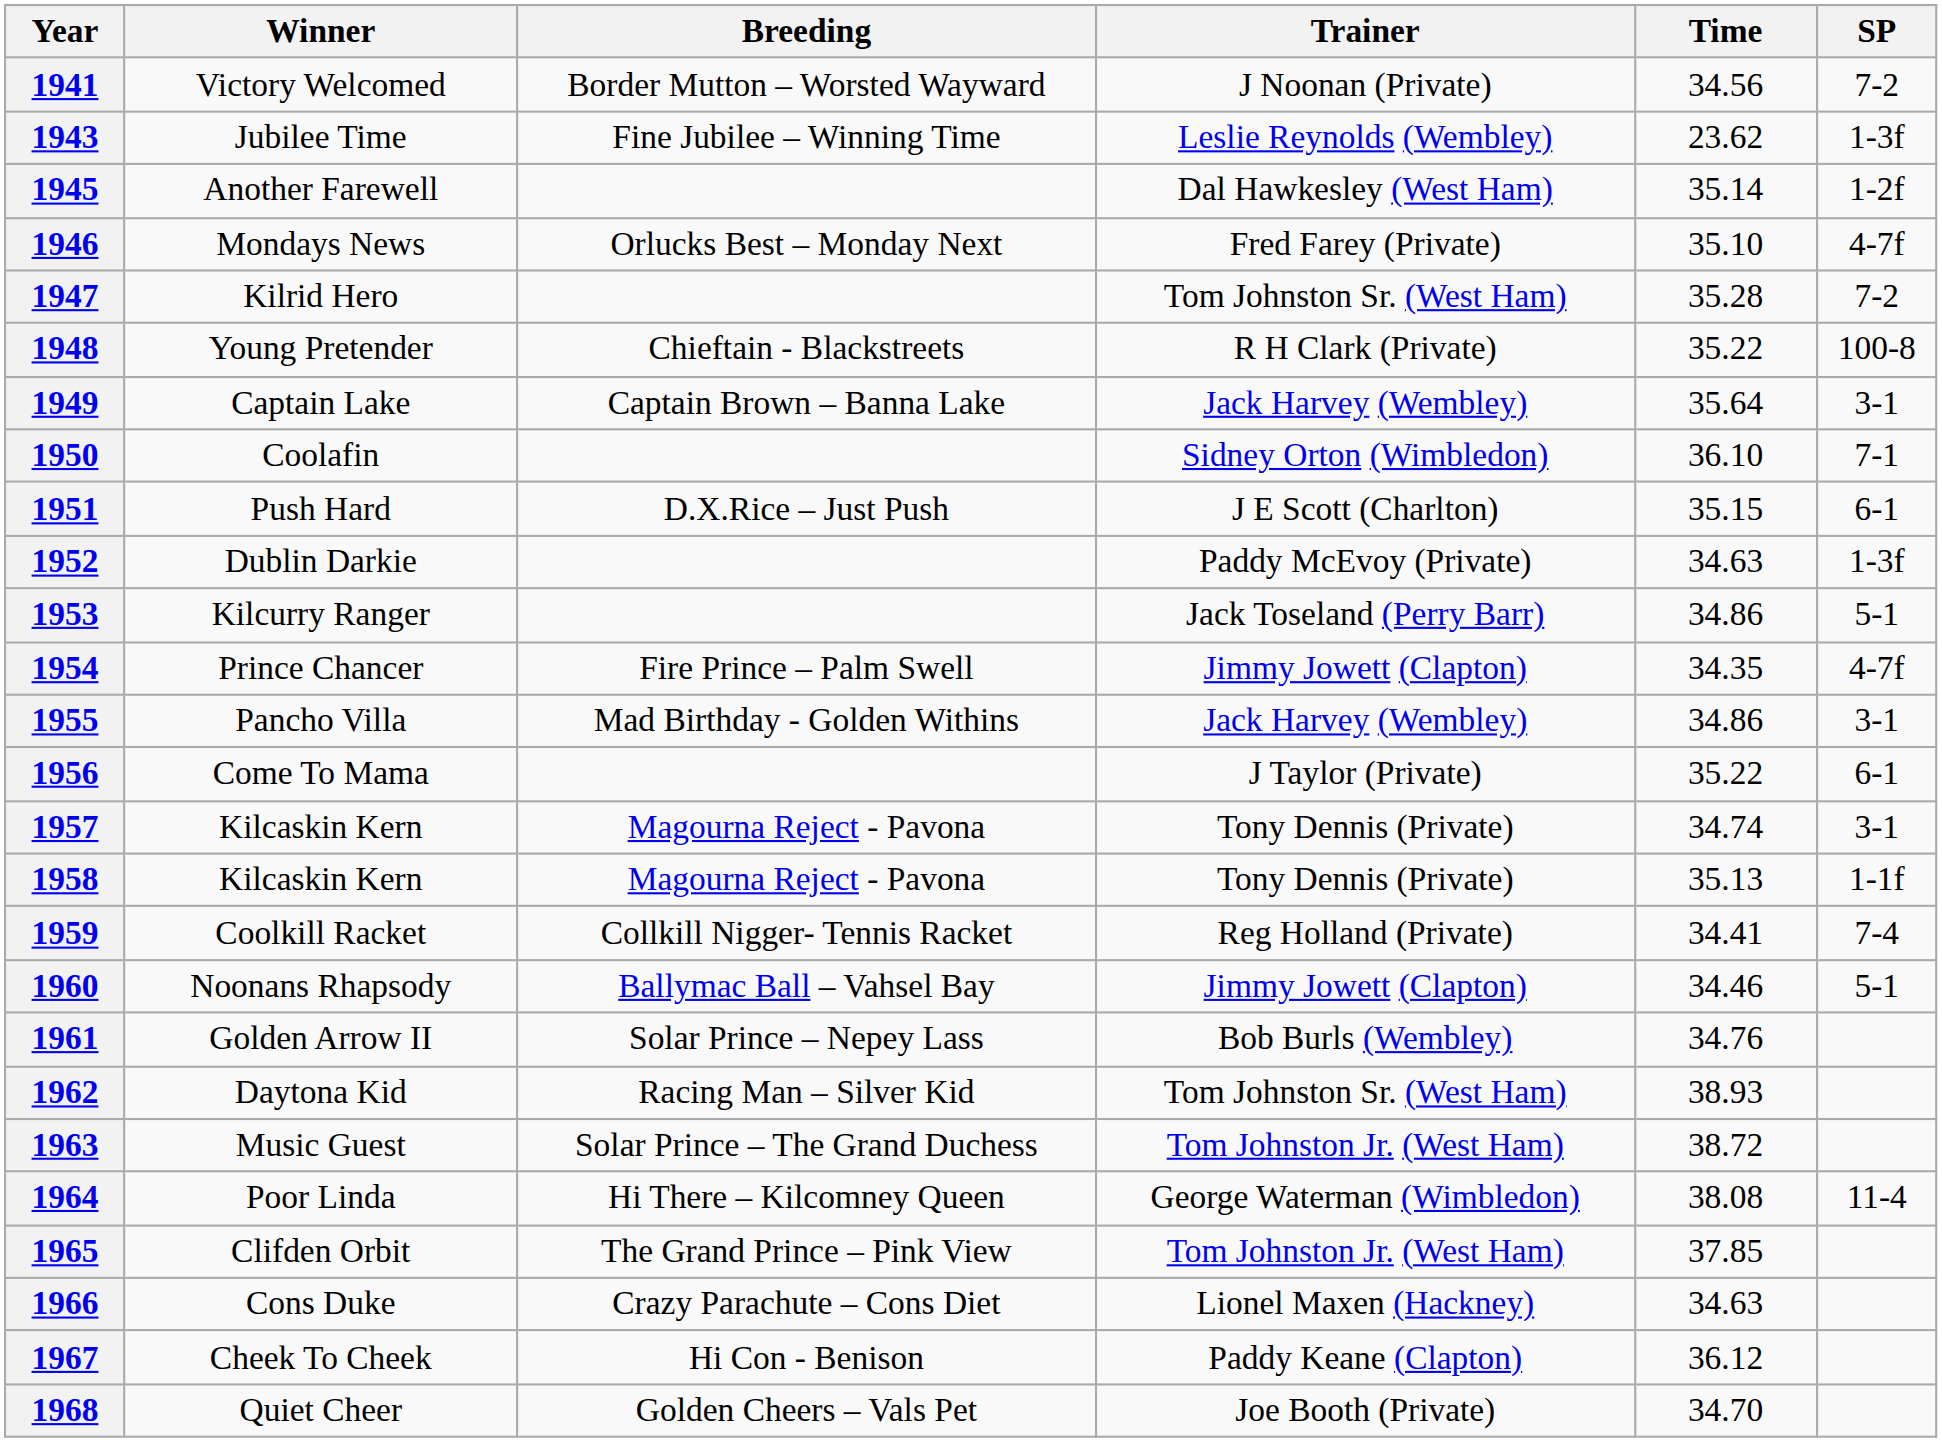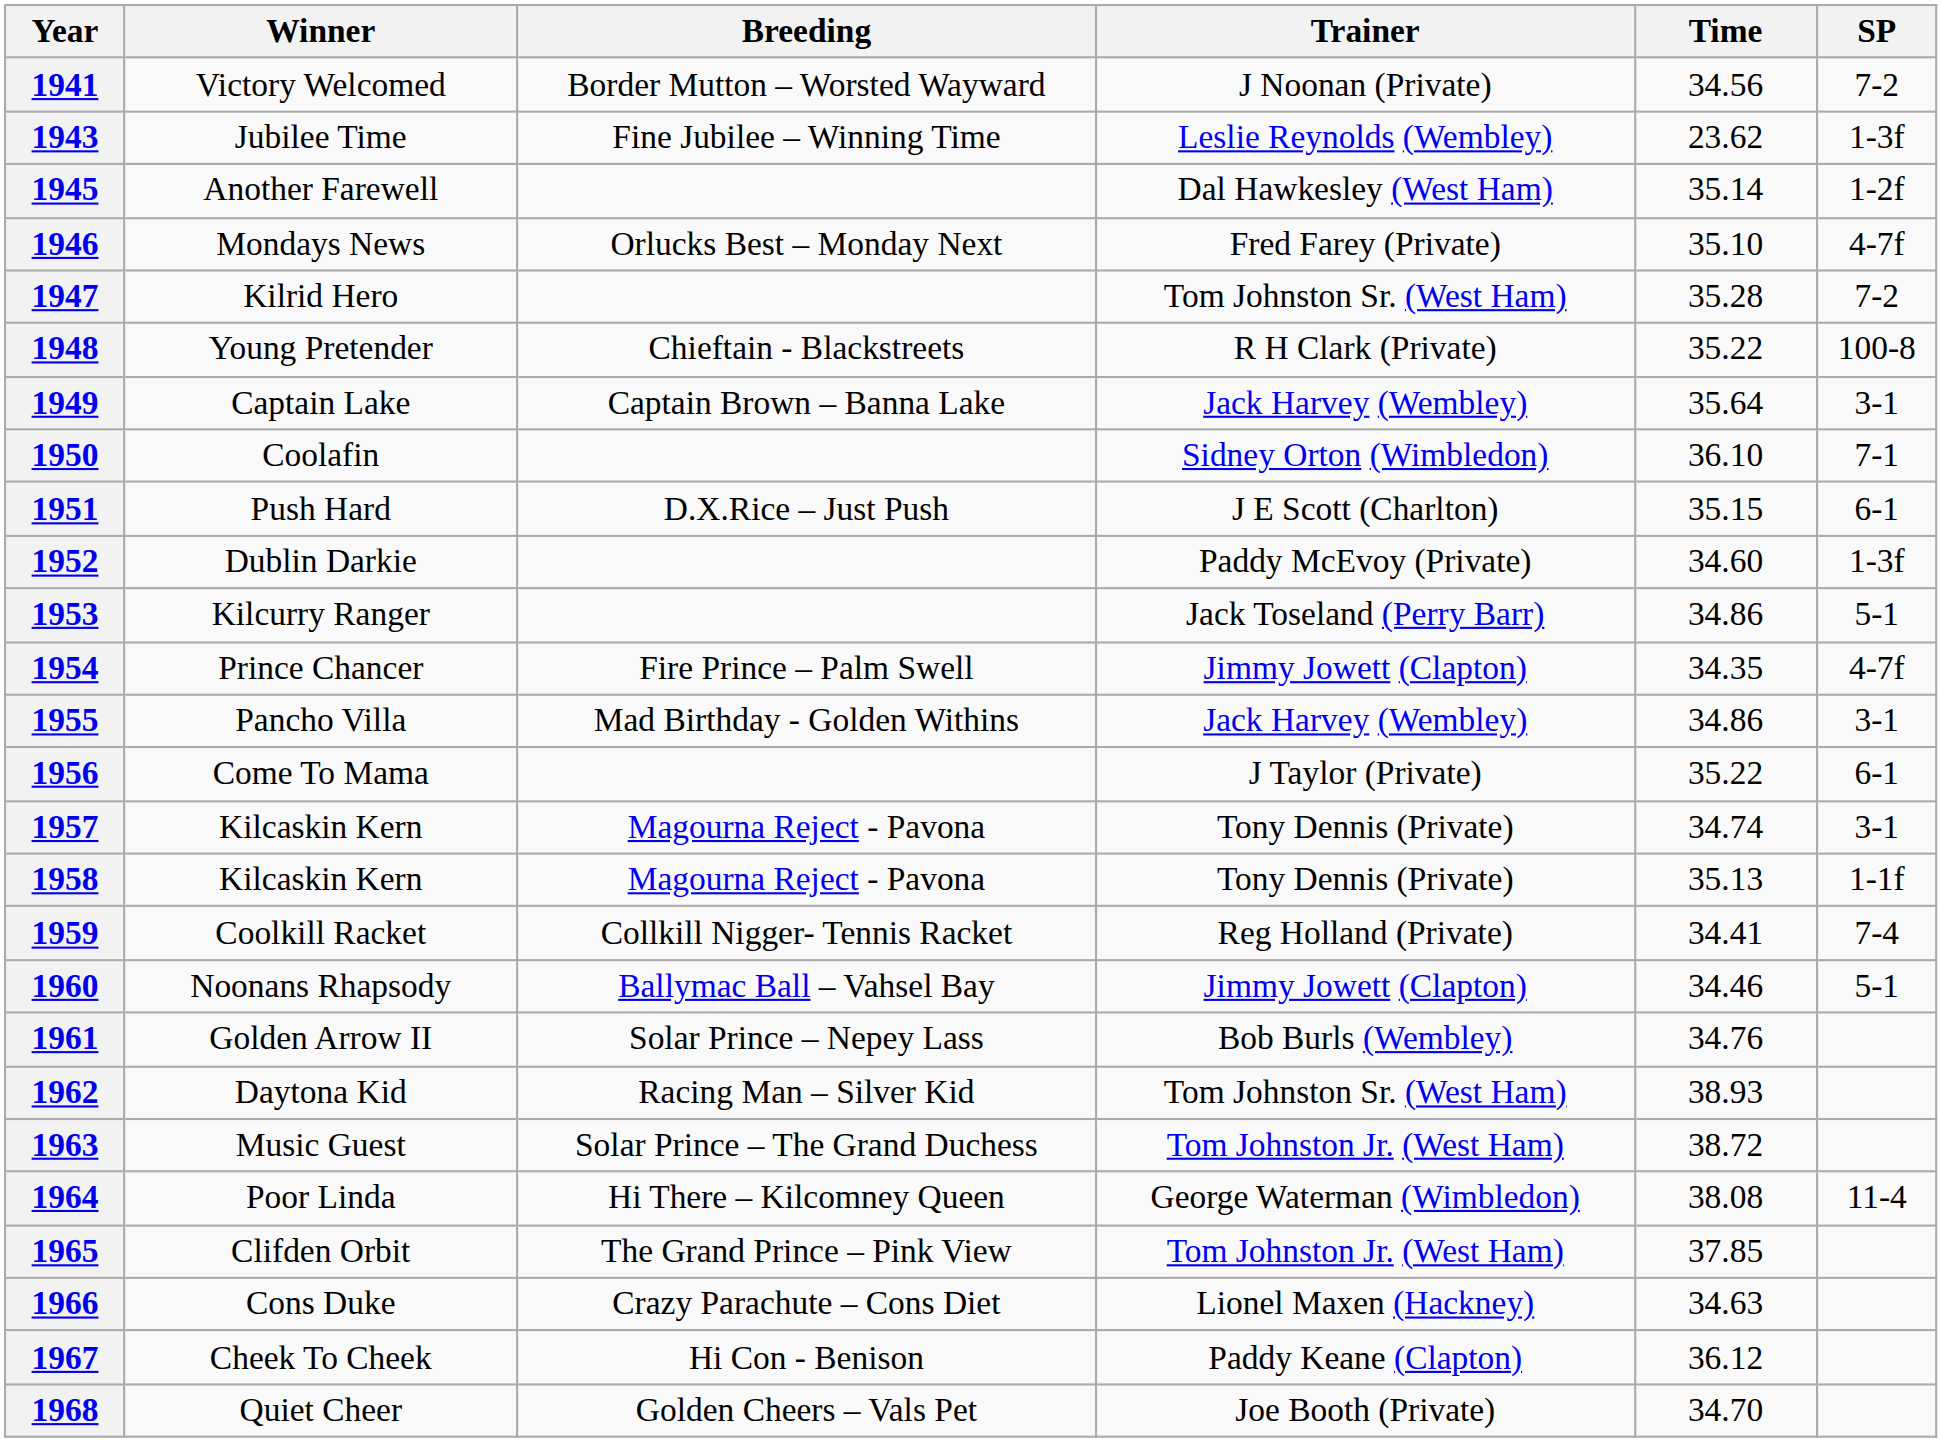(1726, 561) 34.63 -> (1726, 561) 34.60
